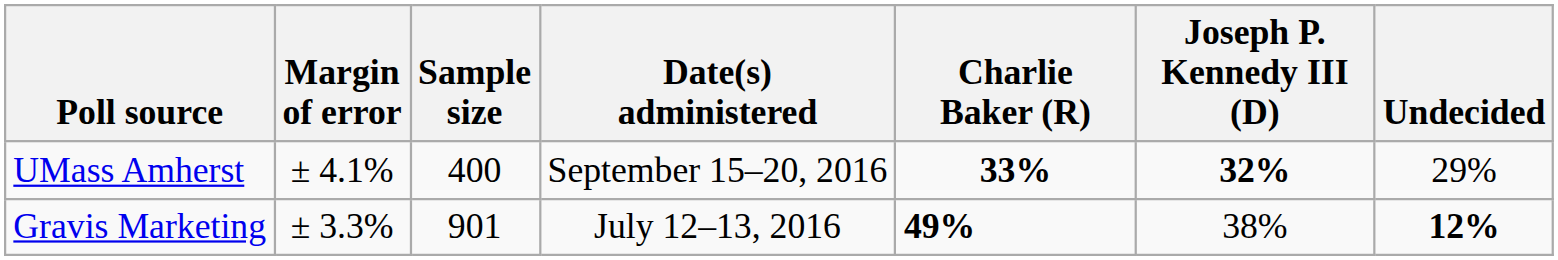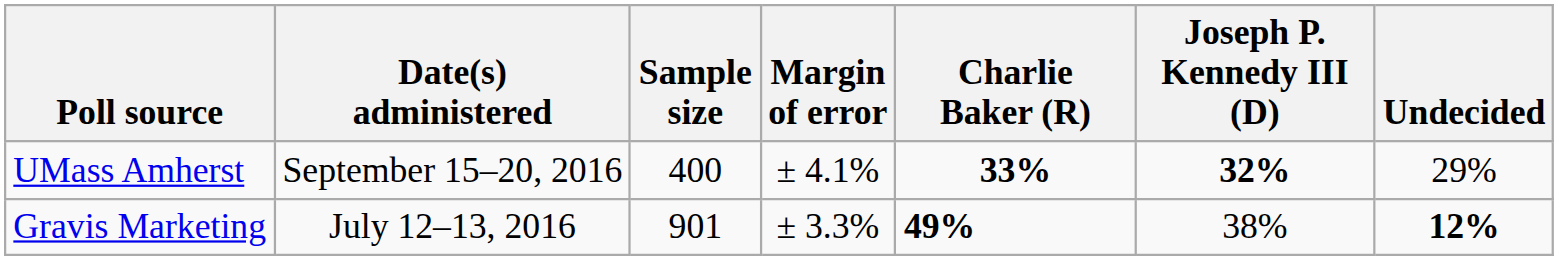columns swapped: (718, 93) <-> (342, 93)
